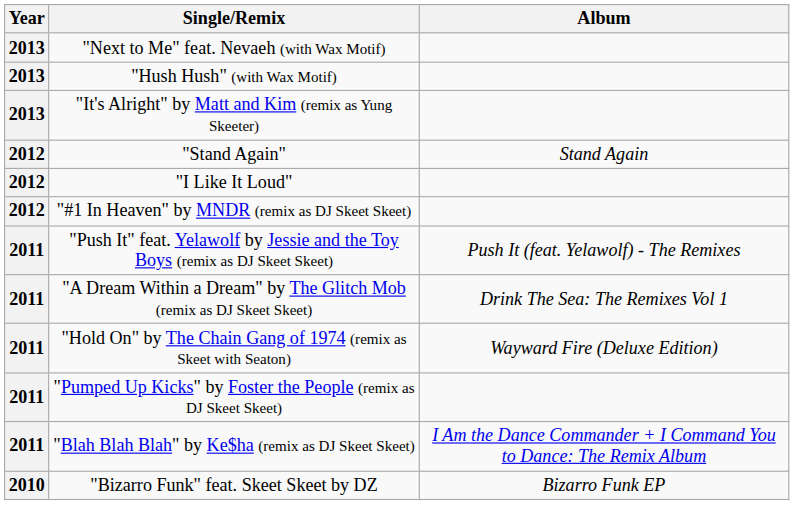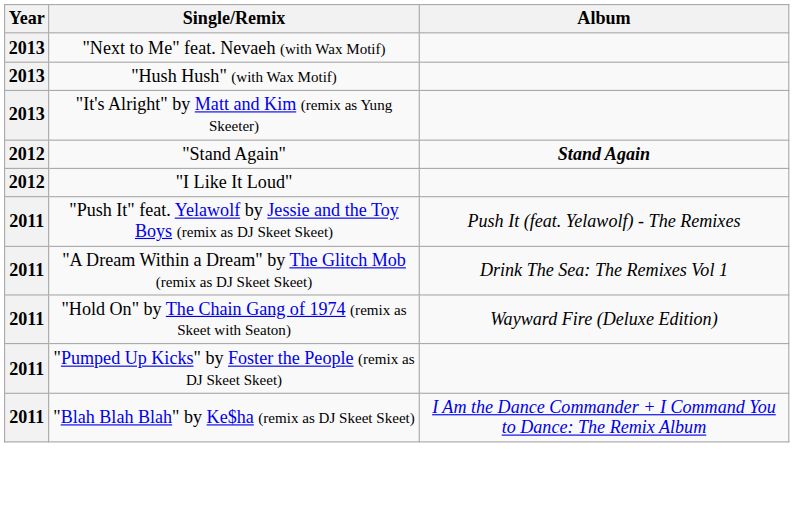(604, 153) normal -> (604, 153) bold
- row: (234, 211)
- row: (234, 484)
